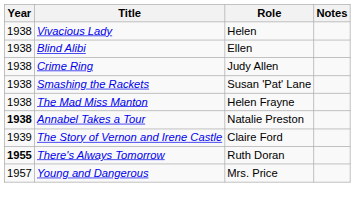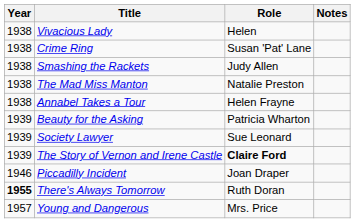- row: (61, 48)
(253, 66) Judy Allen -> (269, 48) Susan 'Pat' Lane
(269, 84) Susan 'Pat' Lane -> (253, 66) Judy Allen
(261, 102) Helen Frayne -> (266, 84) Natalie Preston
(19, 119) bold -> (19, 102) normal
(266, 119) Natalie Preston -> (261, 102) Helen Frayne
+ row: (90, 119)
+ row: (75, 137)
(255, 137) normal -> (257, 155) bold
+ row: (82, 173)
